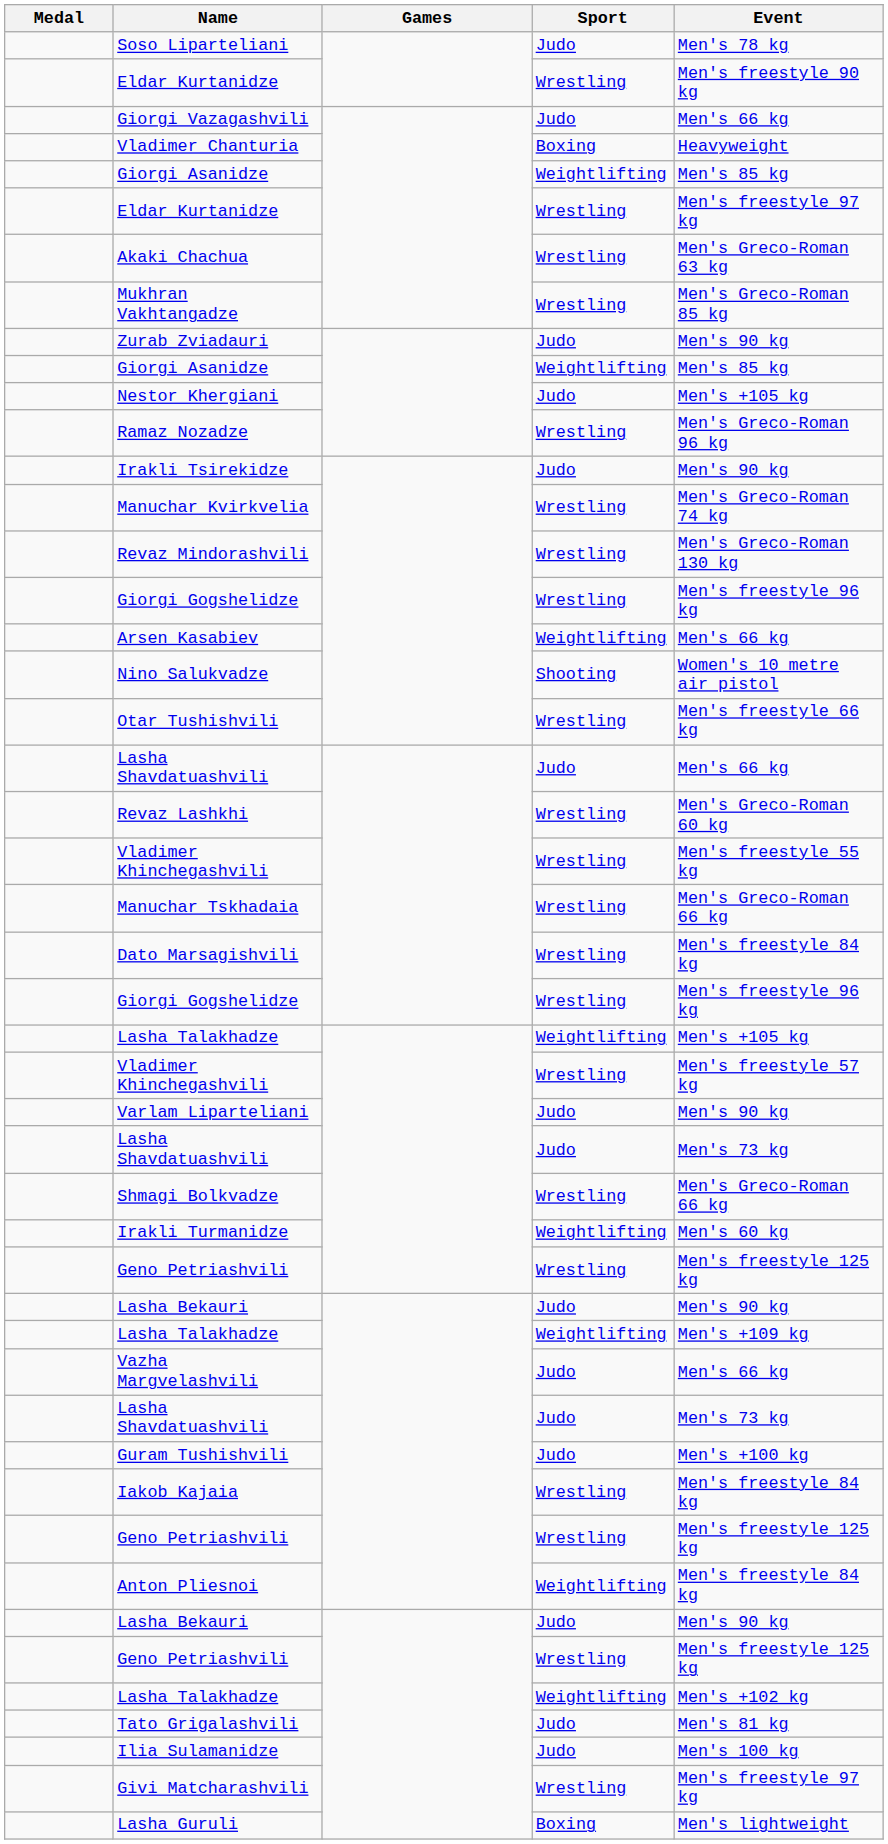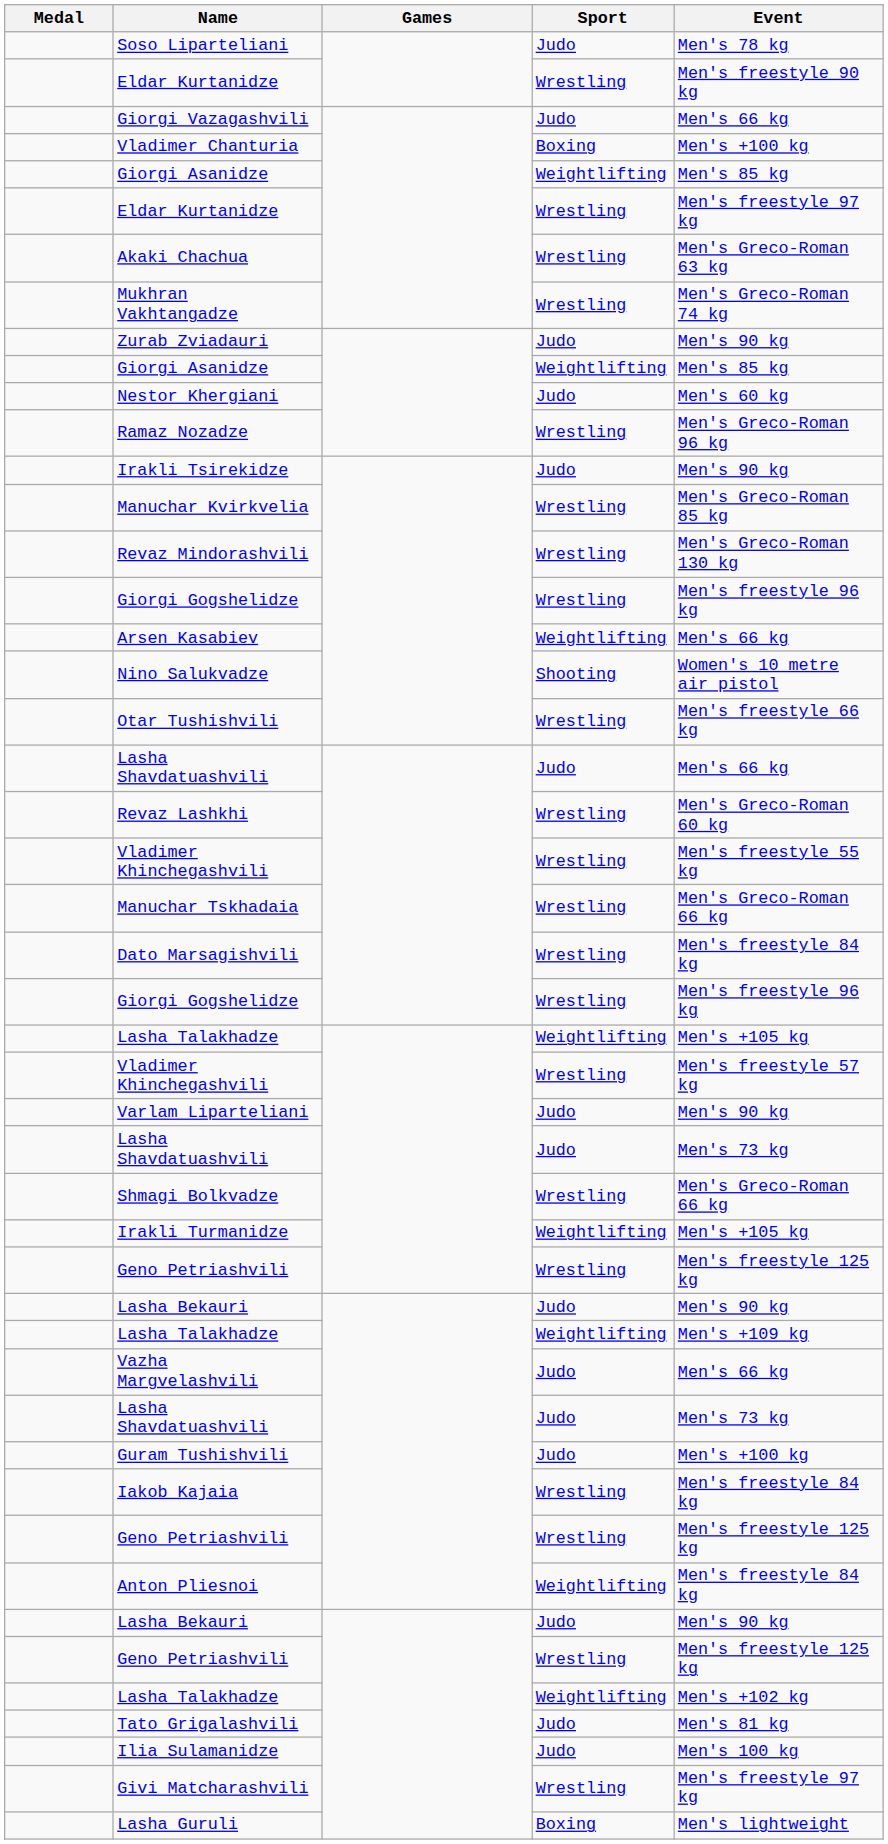(733, 147) Heavyweight -> (743, 147) Men's +100 kg
(763, 305) Men's Greco-Roman 85 kg -> (763, 305) Men's Greco-Roman 74 kg
(743, 396) Men's +105 kg -> (733, 396) Men's 60 kg
(763, 507) Men's Greco-Roman 74 kg -> (763, 507) Men's Greco-Roman 85 kg
(733, 1233) Men's 60 kg -> (743, 1233) Men's +105 kg
